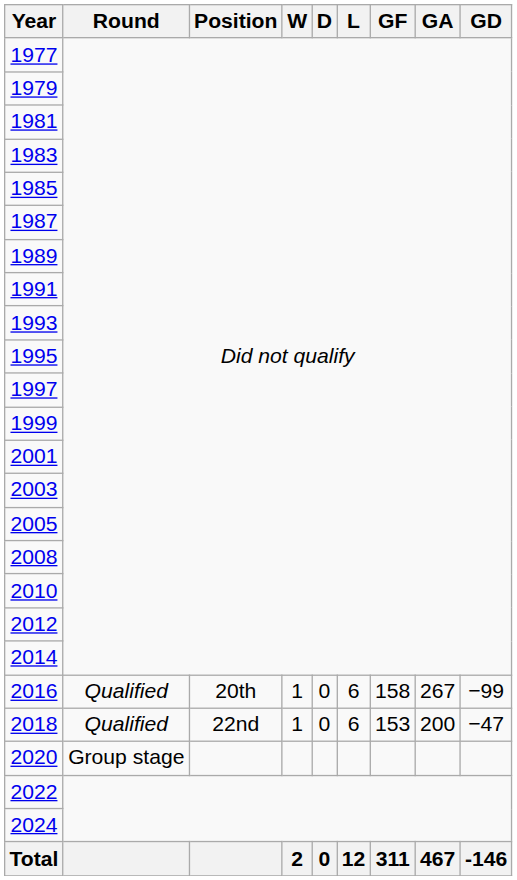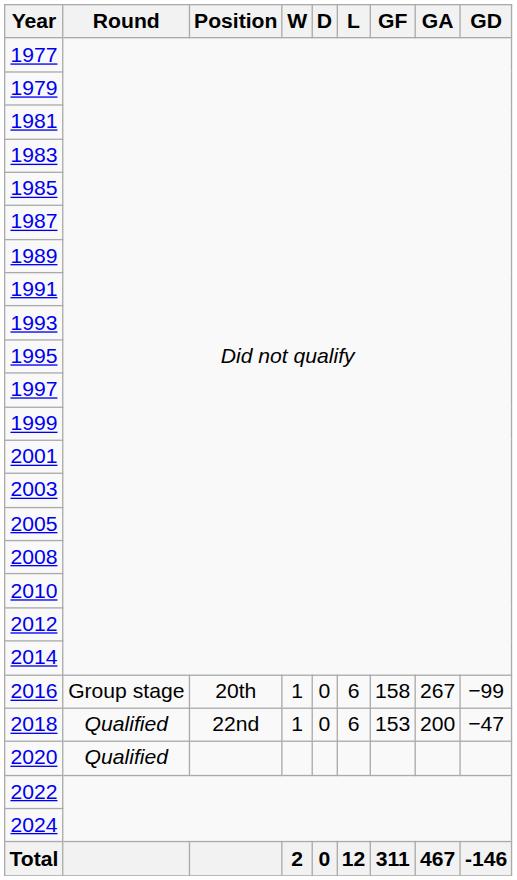(126, 691) Qualified -> (126, 691) Group stage
(126, 758) Group stage -> (126, 758) Qualified
